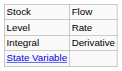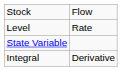rows swapped: (23, 43) <-> (37, 58)
